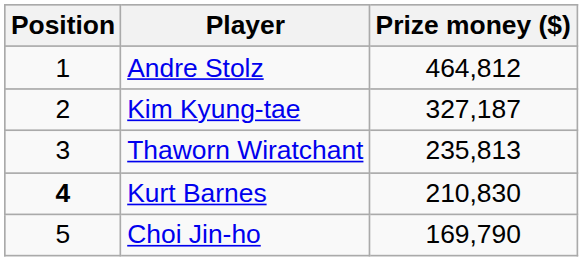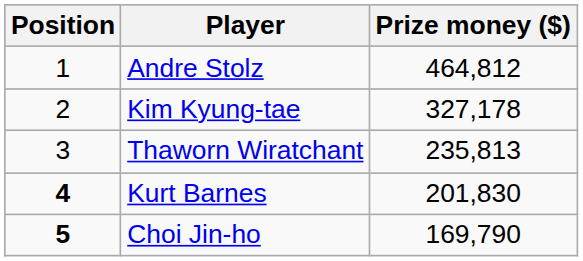(473, 109) 327,187 -> (473, 109) 327,178
(473, 192) 210,830 -> (473, 192) 201,830
(63, 234) normal -> (63, 234) bold
